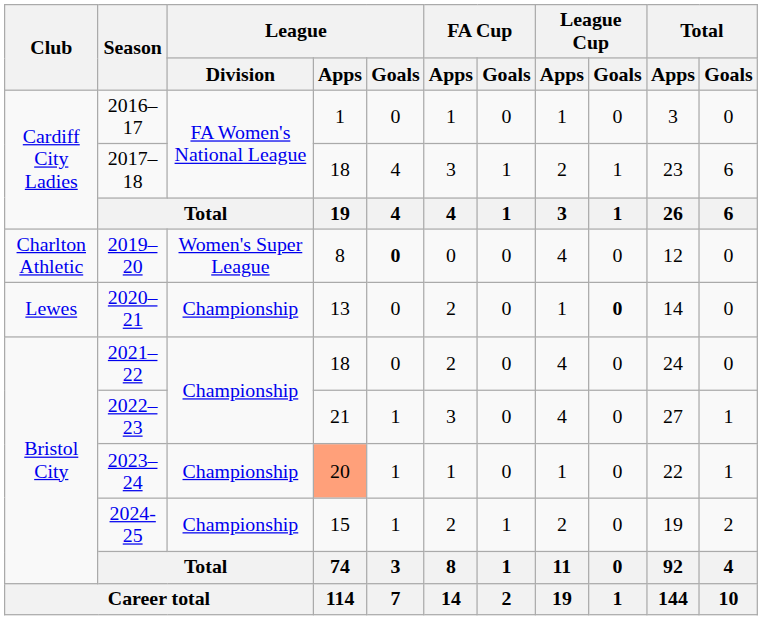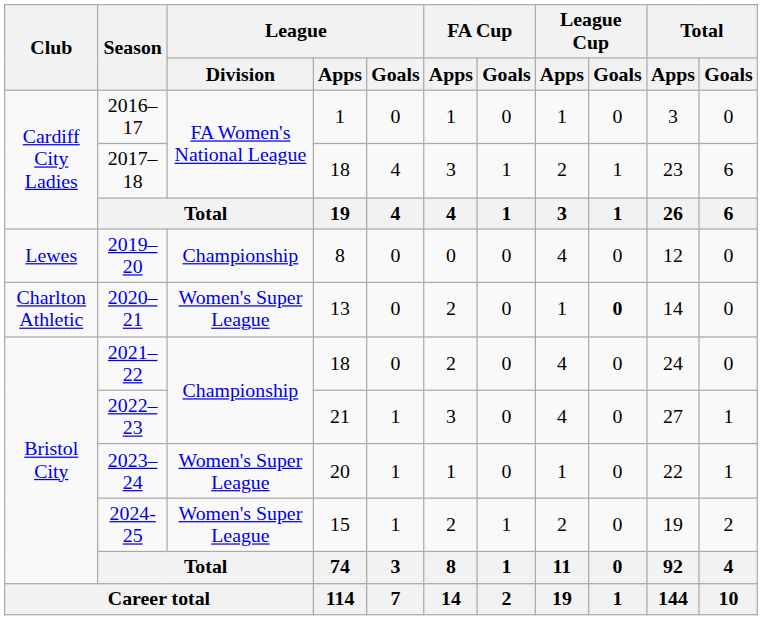(51, 255) Charlton Athletic -> (51, 255) Lewes
(240, 255) Women's Super League -> (240, 255) Championship
(395, 255) bold -> (395, 255) normal
(51, 309) Lewes -> (51, 309) Charlton Athletic
(240, 309) Championship -> (240, 309) Women's Super League
(240, 470) Championship -> (240, 470) Women's Super League
(340, 470) lightsalmon background -> (340, 470) no background
(240, 524) Championship -> (240, 524) Women's Super League
